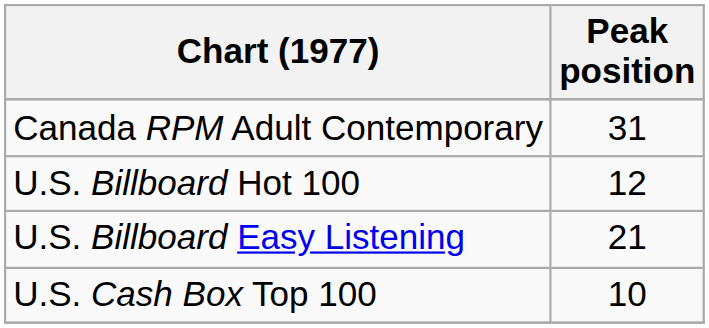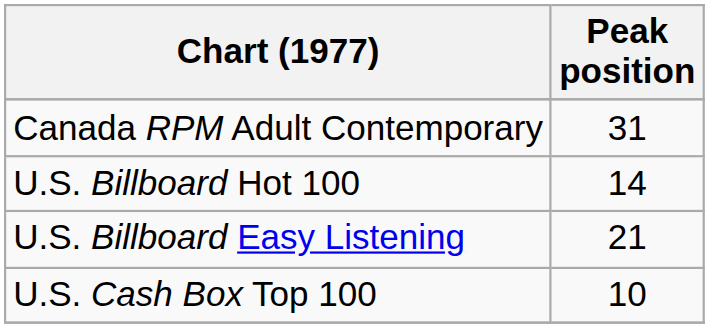(627, 182) 12 -> (627, 182) 14
